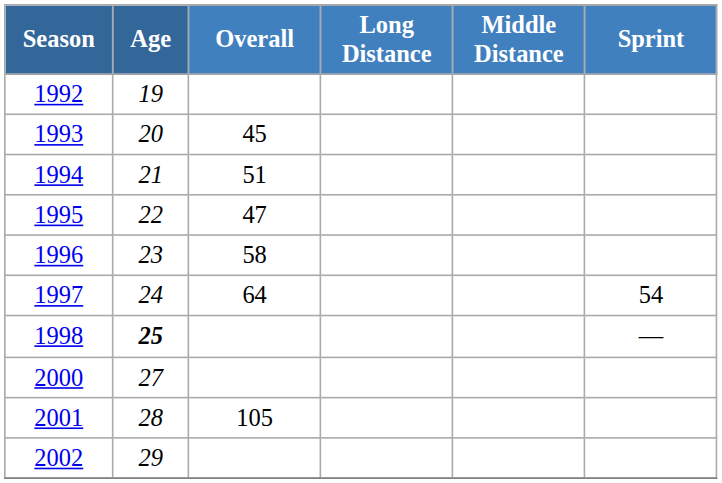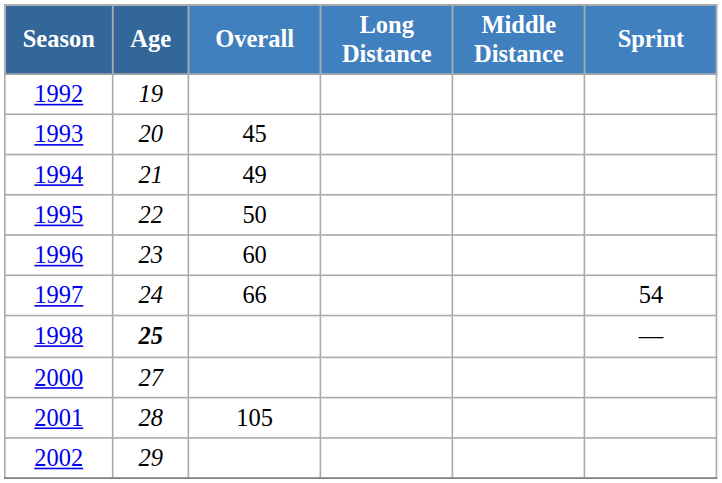(255, 174) 51 -> (255, 174) 49
(255, 215) 47 -> (255, 215) 50
(255, 255) 58 -> (255, 255) 60
(255, 295) 64 -> (255, 295) 66
